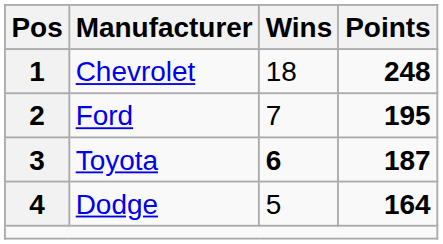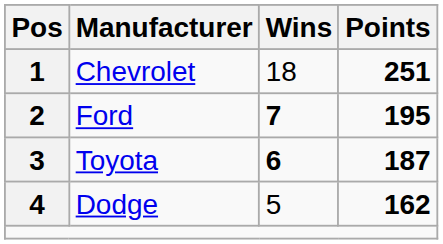(407, 72) 248 -> (407, 72) 251
(273, 116) normal -> (273, 116) bold
(407, 204) 164 -> (407, 204) 162
